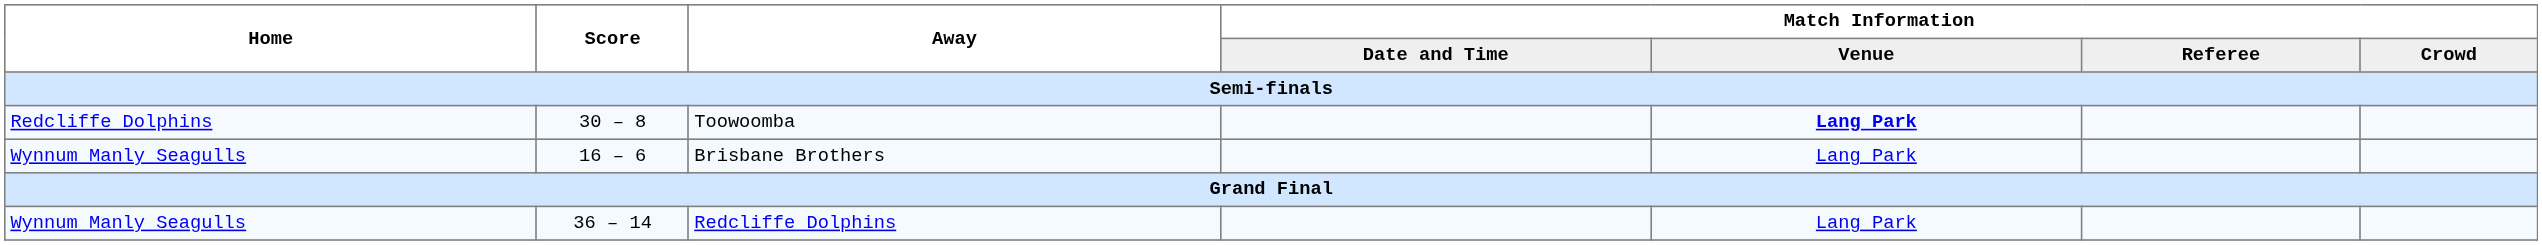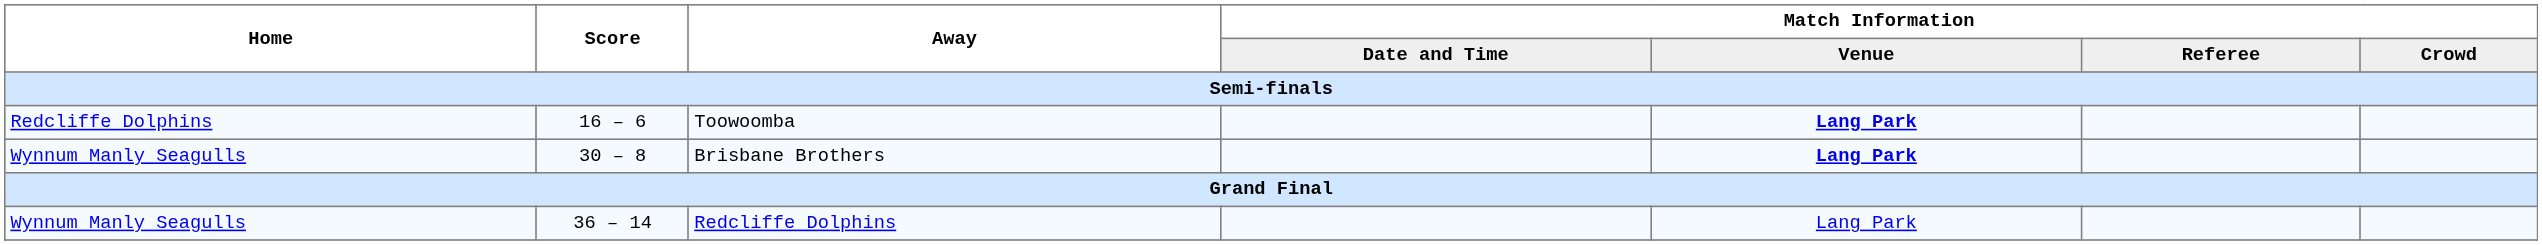(613, 122) 30 – 8 -> (613, 122) 16 – 6
(613, 156) 16 – 6 -> (613, 156) 30 – 8
(1866, 156) normal -> (1866, 156) bold
